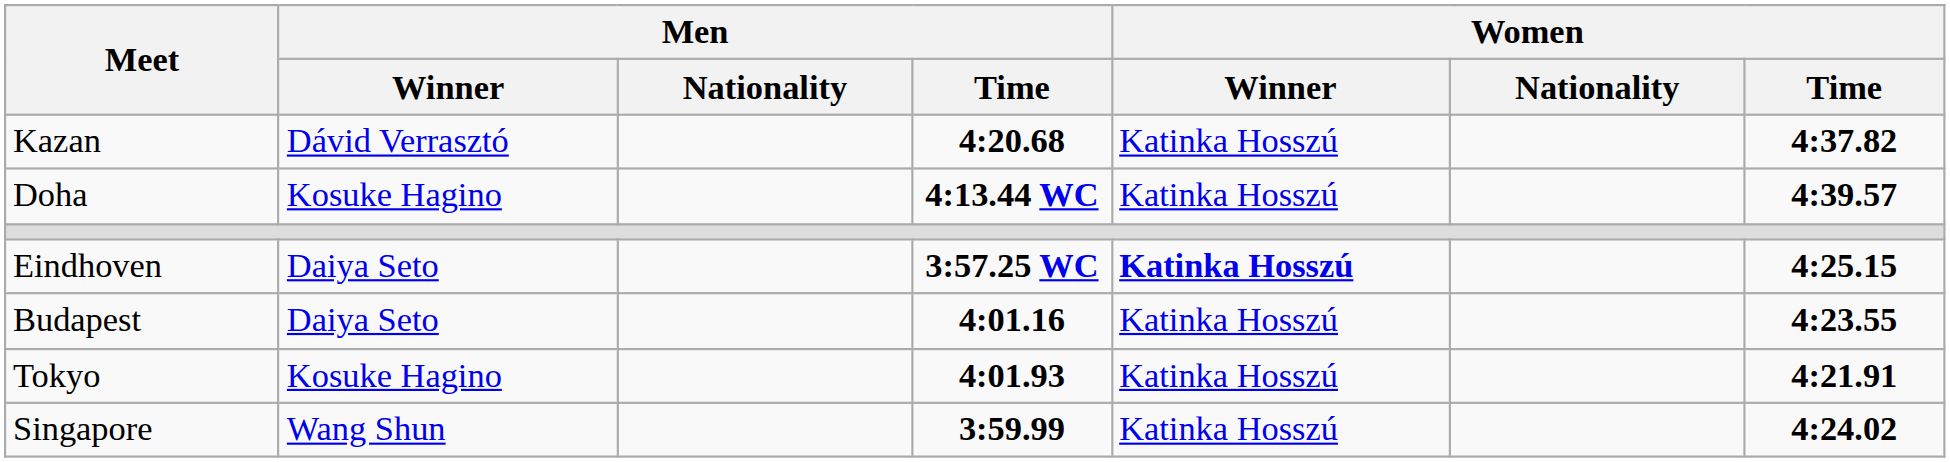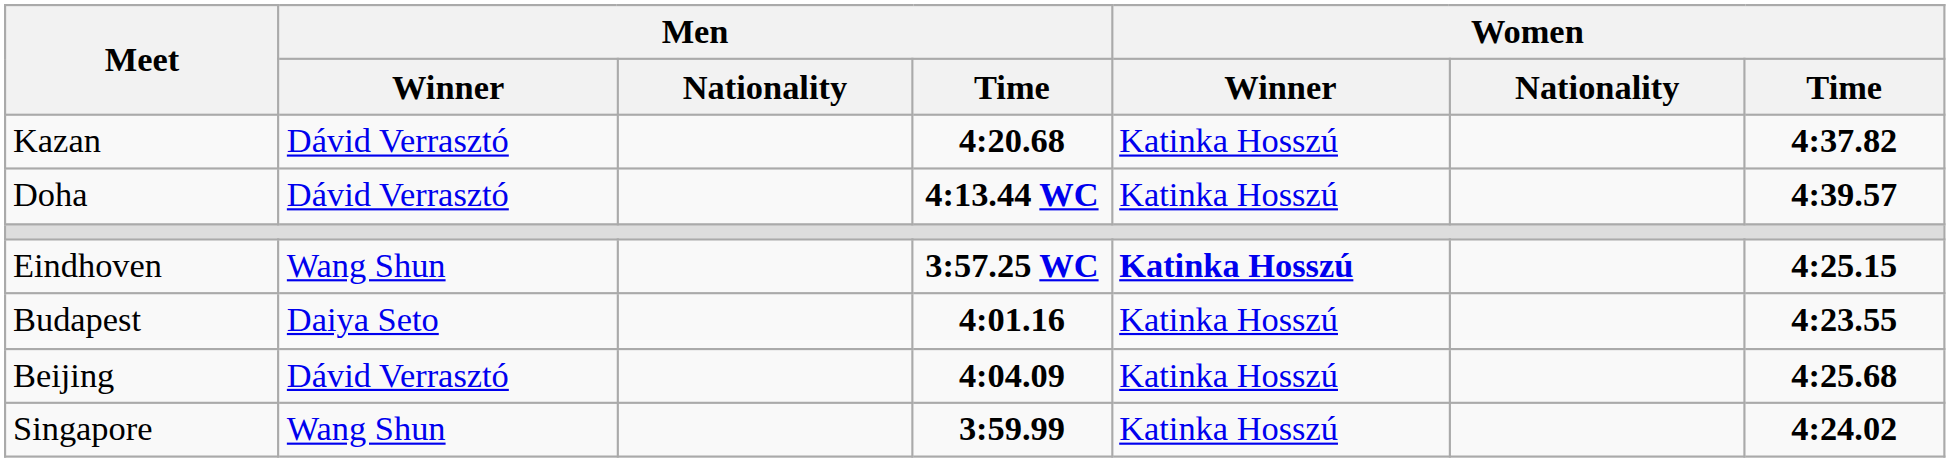(394, 195) Kosuke Hagino -> (398, 195) Dávid Verrasztó
(363, 265) Daiya Seto -> (366, 265) Wang Shun
+ row: (64, 374)
- row: (57, 374)
